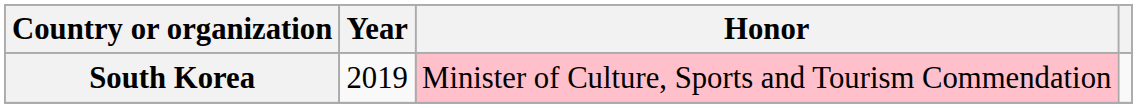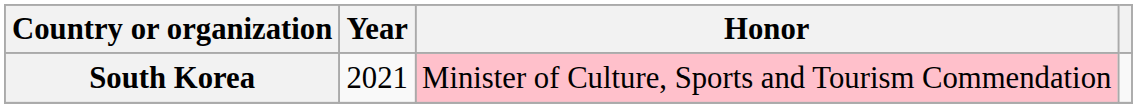(377, 77) 2019 -> (377, 77) 2021
